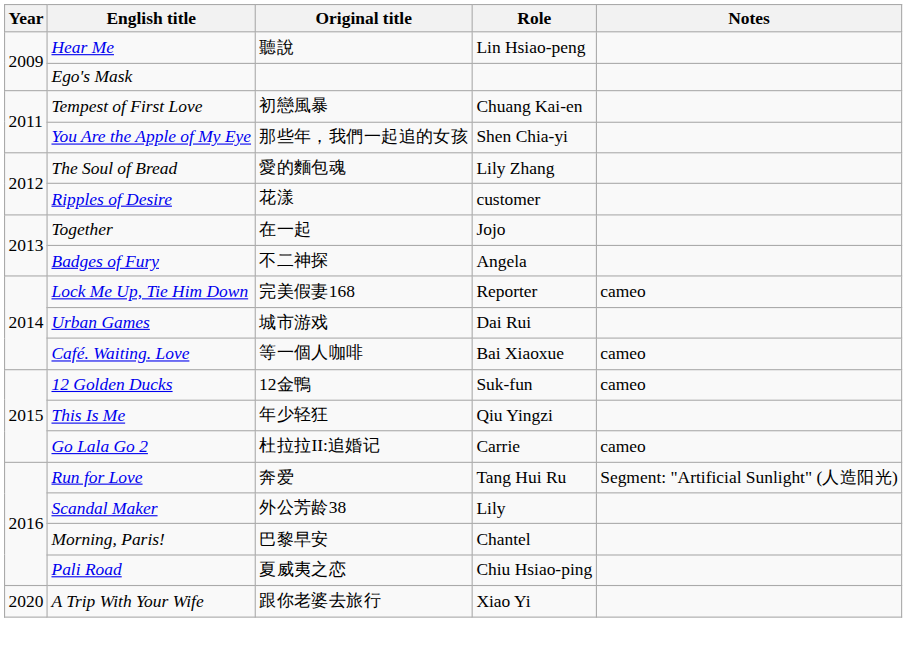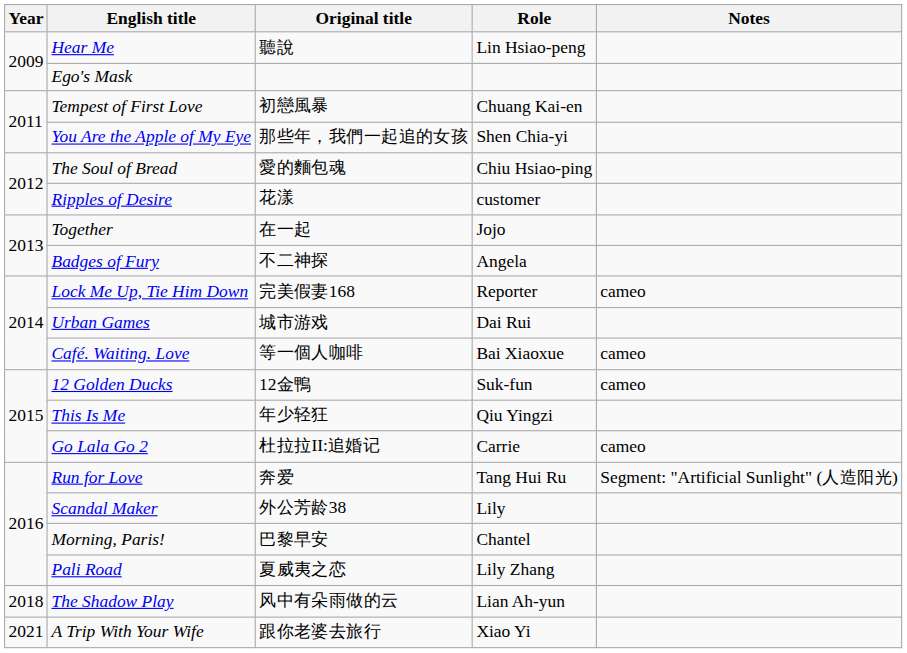(515, 168) Lily Zhang -> (534, 168) Chiu Hsiao-ping
(534, 570) Chiu Hsiao-ping -> (515, 570) Lily Zhang
+ row: (113, 601)
(26, 601) 2020 -> (26, 631) 2021
